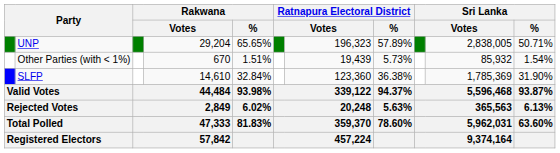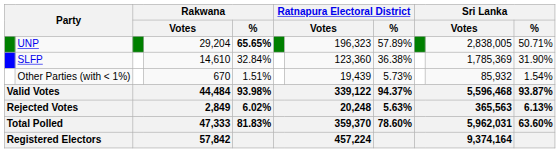(254, 44) normal -> (254, 44) bold
rows swapped: (30, 76) <-> (74, 60)
